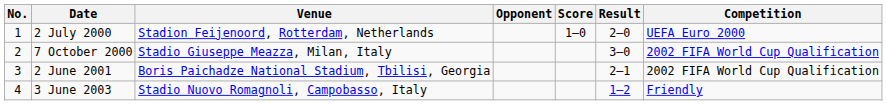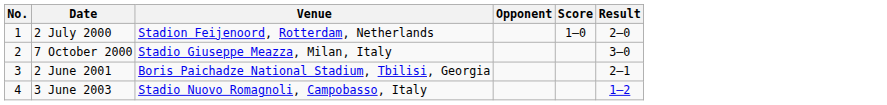- column: (763, 14)
